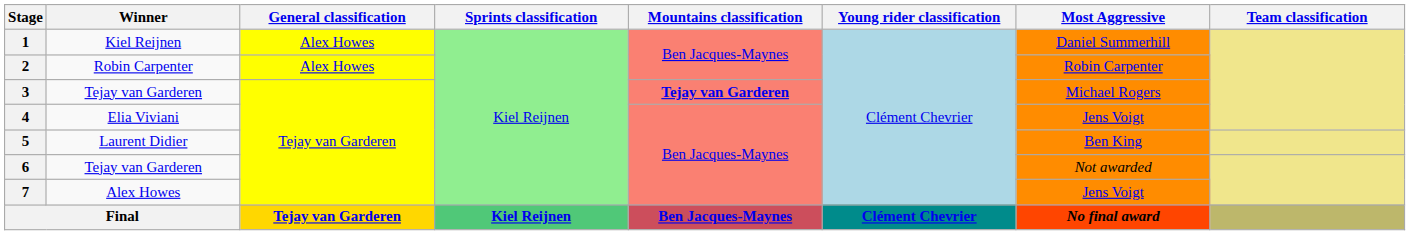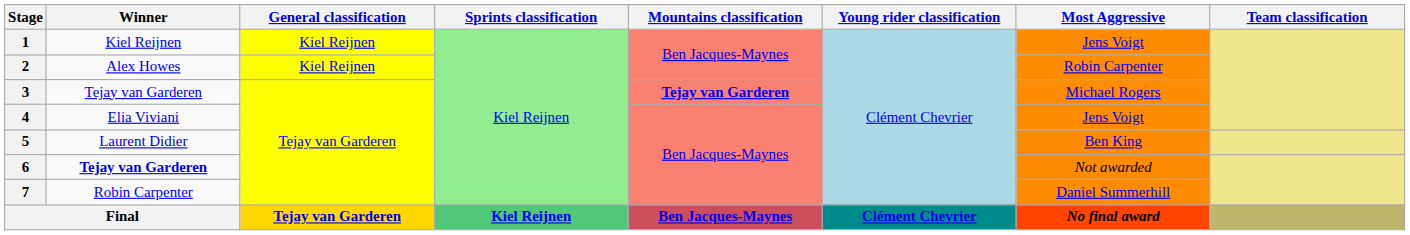(337, 42) Alex Howes -> (337, 42) Kiel Reijnen
(1113, 42) Daniel Summerhill -> (1113, 42) Jens Voigt
(143, 67) Robin Carpenter -> (143, 67) Alex Howes
(337, 67) Alex Howes -> (337, 67) Kiel Reijnen
(143, 167) normal -> (143, 167) bold
(143, 192) Alex Howes -> (143, 192) Robin Carpenter
(1113, 192) Jens Voigt -> (1113, 192) Daniel Summerhill
